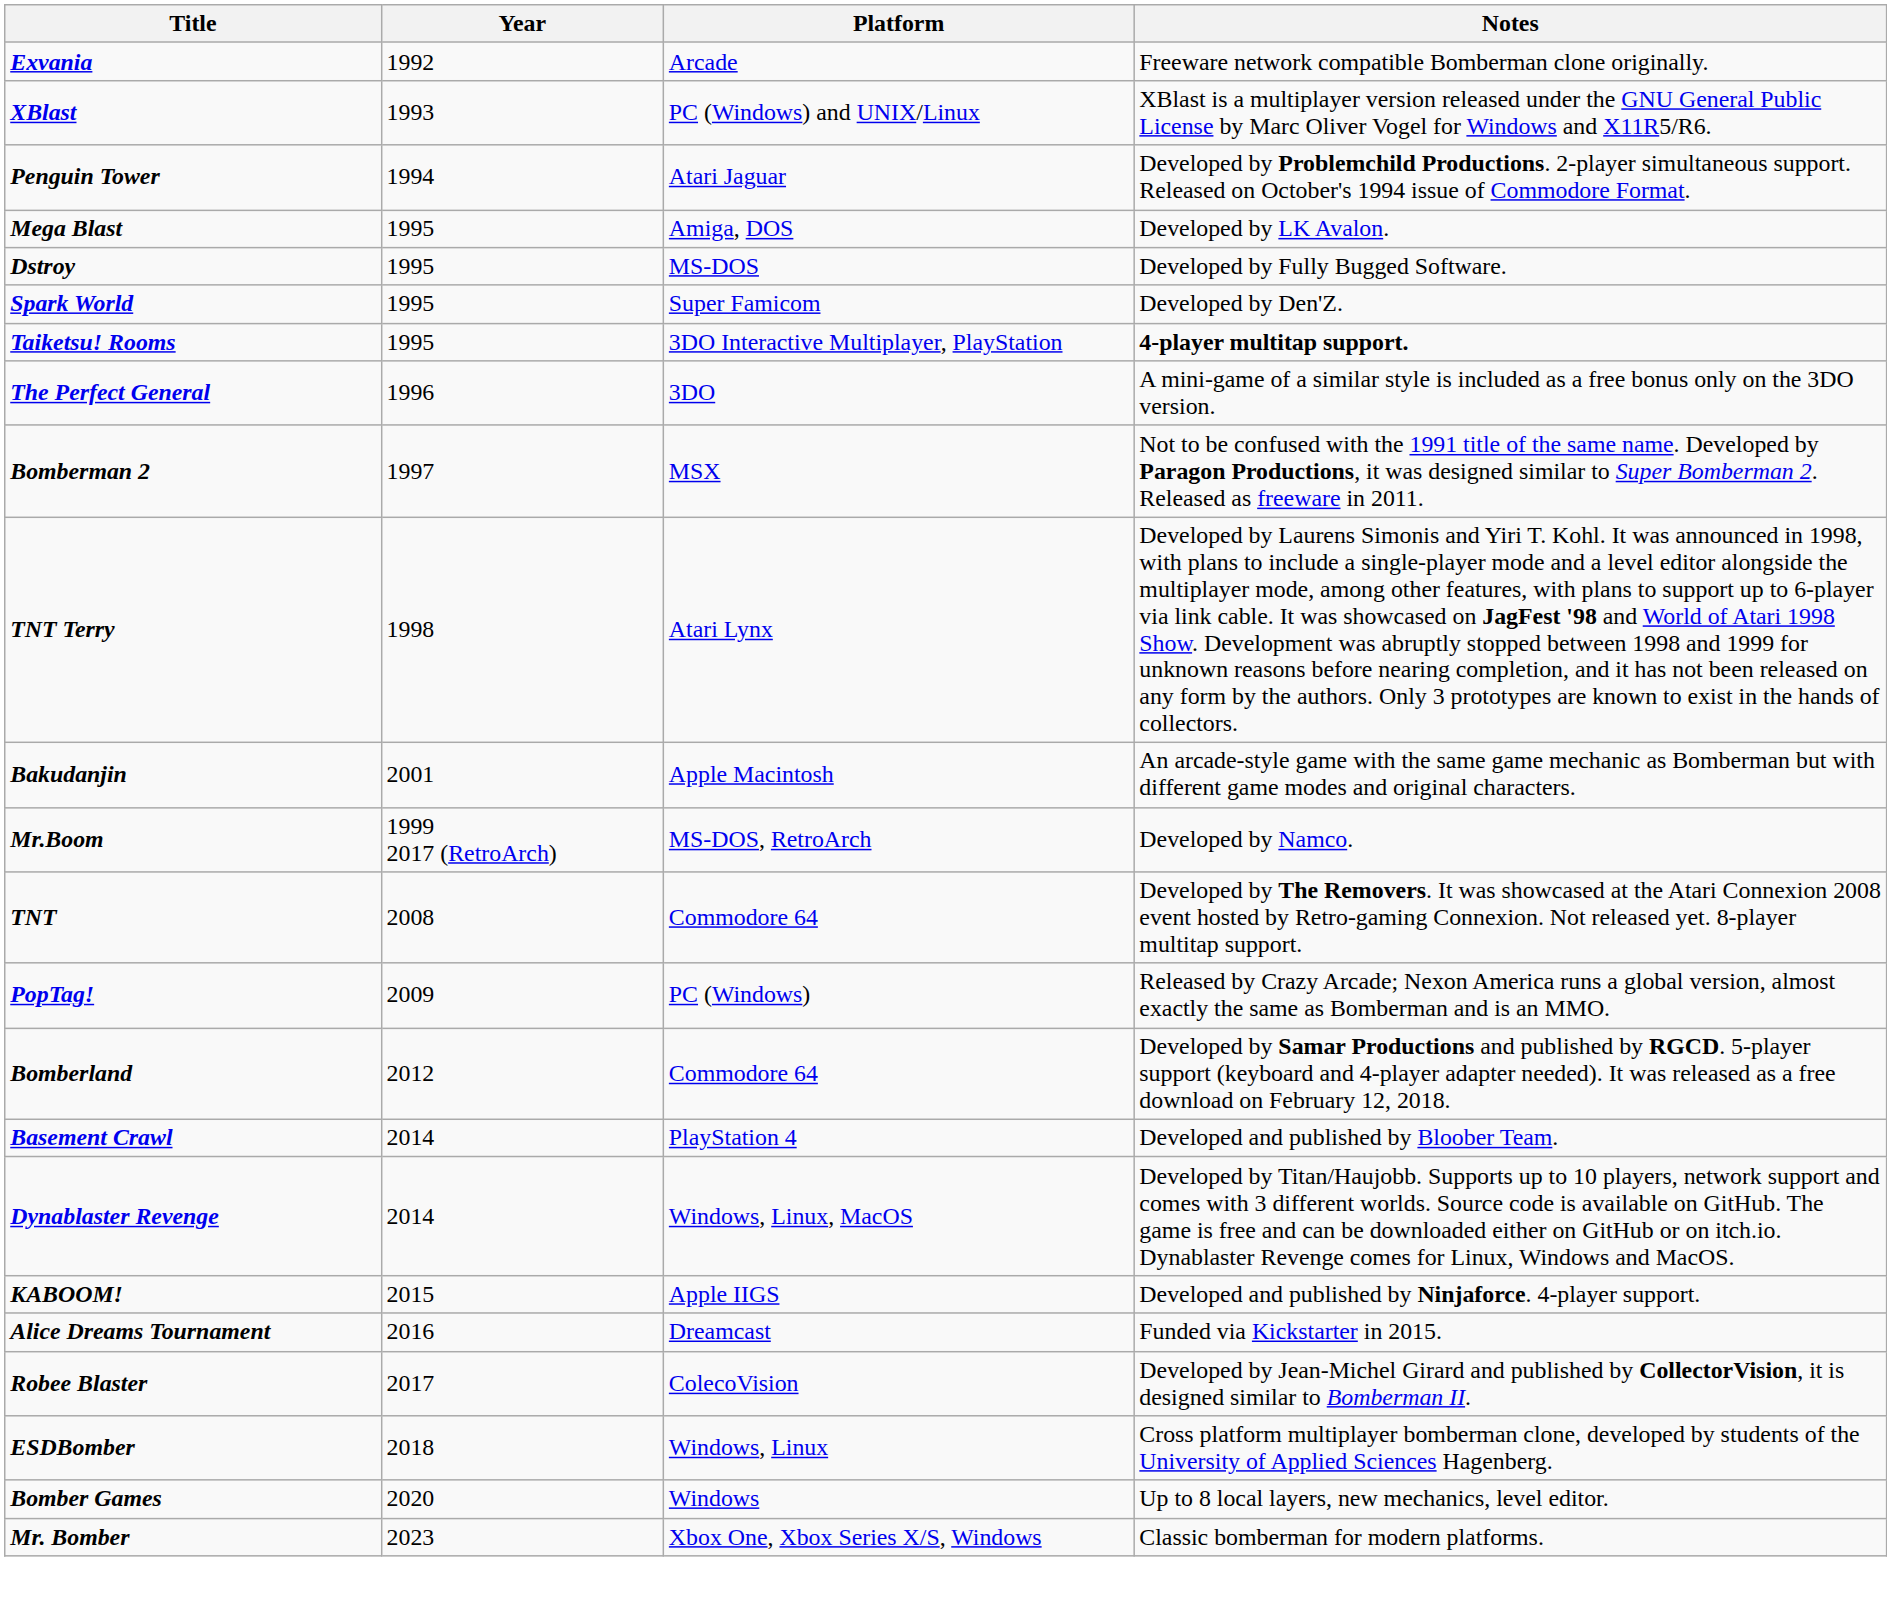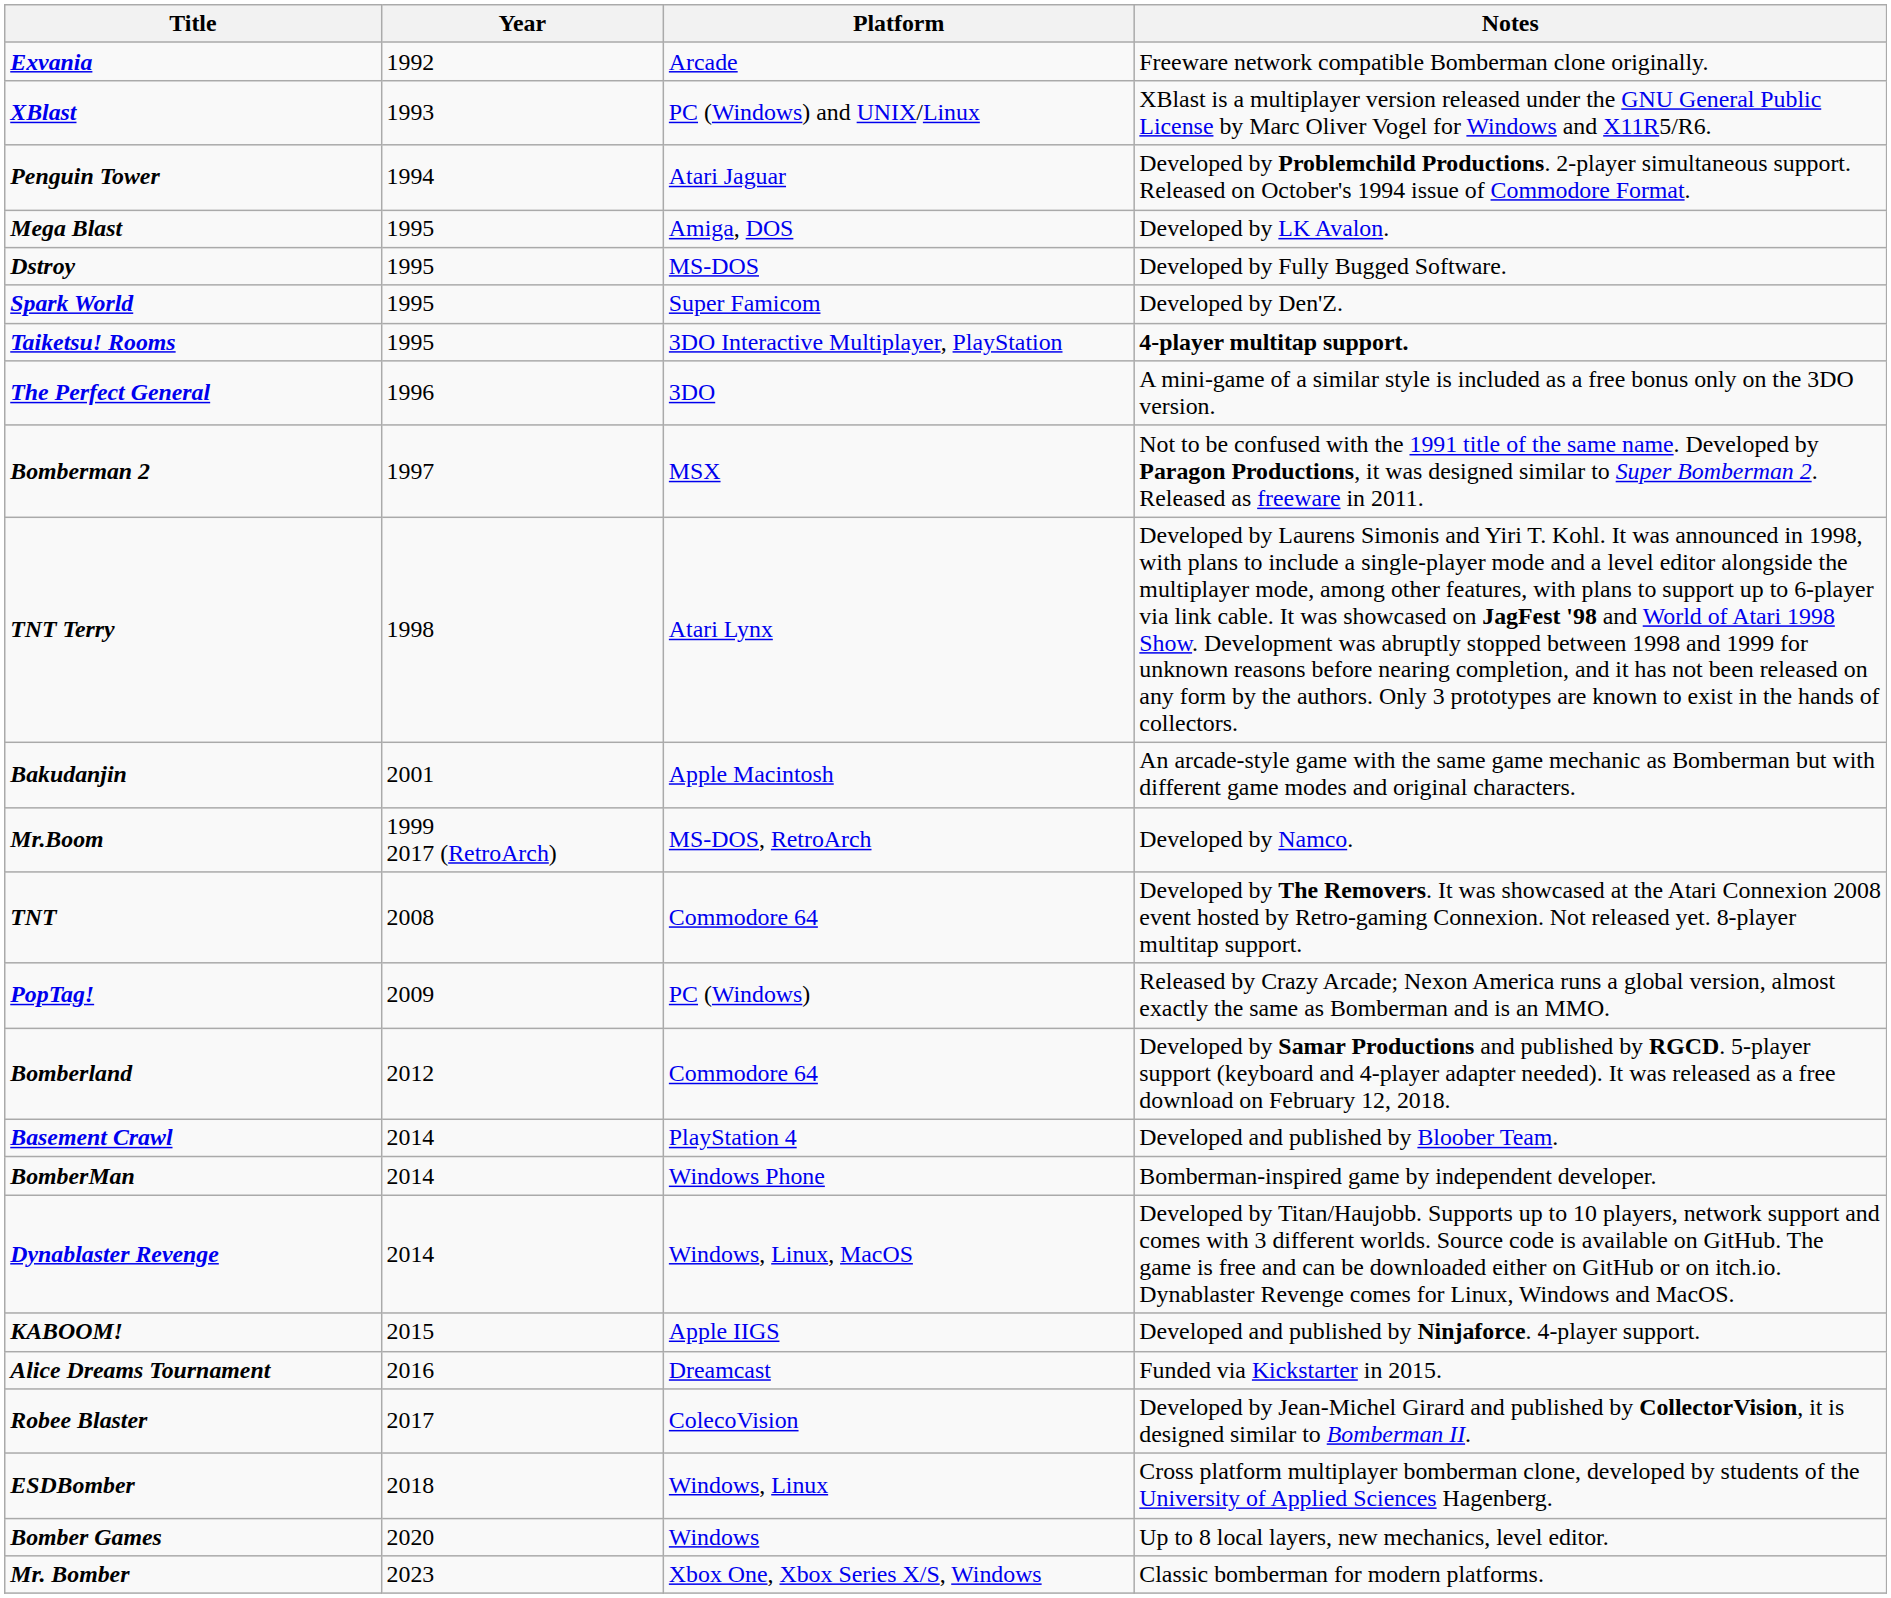+ row: (73, 1175)
